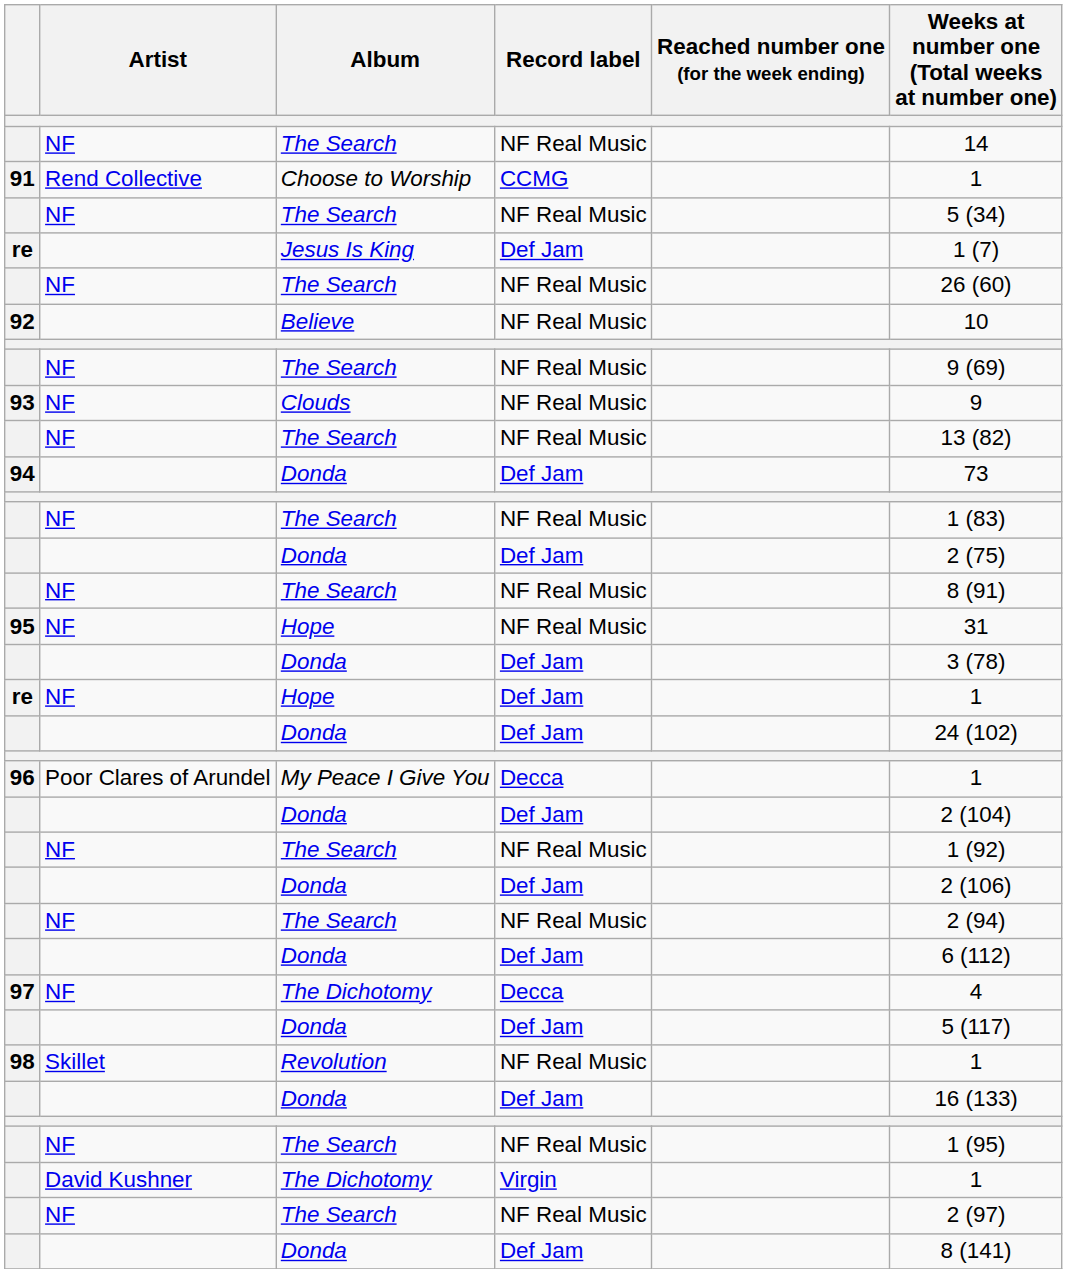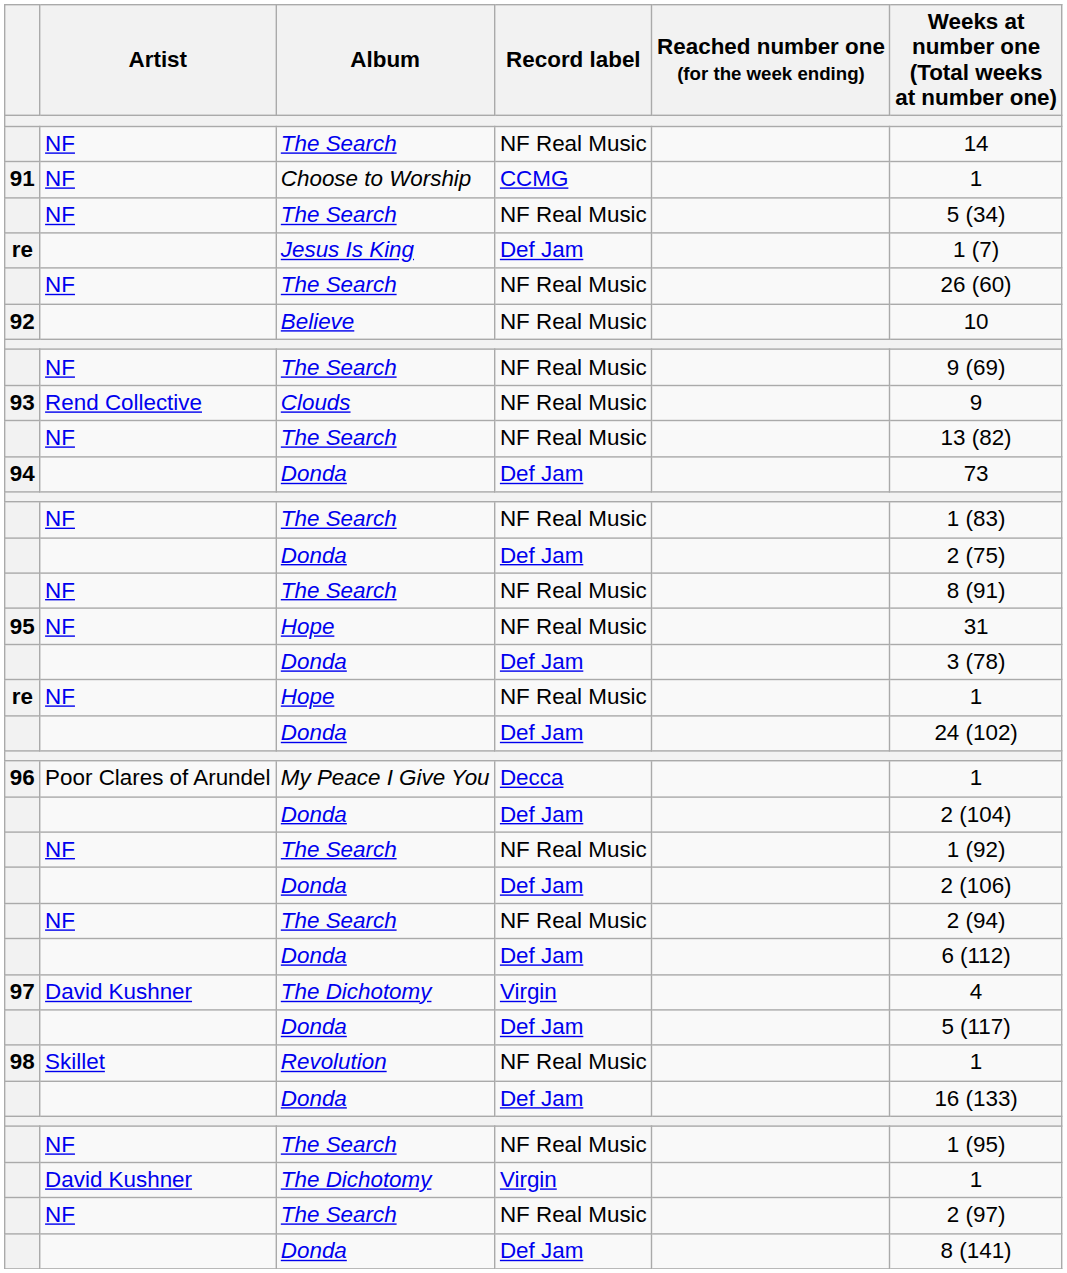(124, 179) Rend Collective -> (60, 179) NF
(60, 402) NF -> (124, 402) Rend Collective
(542, 697) Def Jam -> (573, 697) NF Real Music
(60, 991) NF -> (119, 991) David Kushner
(532, 991) Decca -> (528, 991) Virgin
